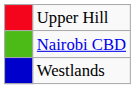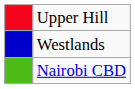rows swapped: (71, 70) <-> (81, 44)
